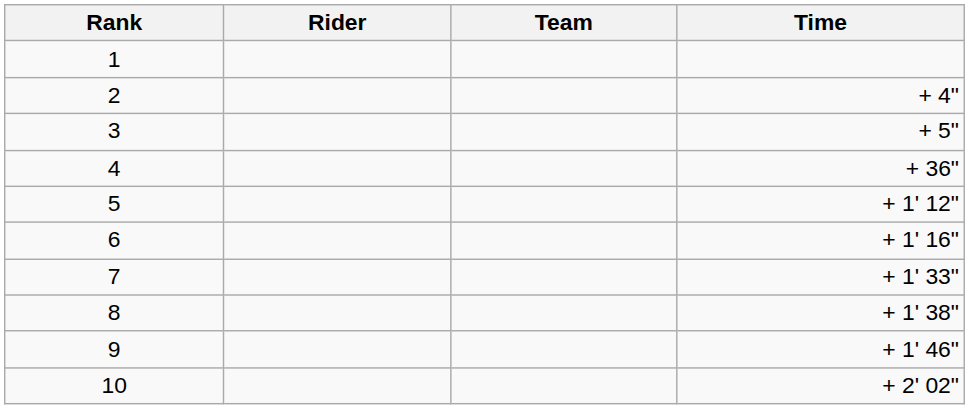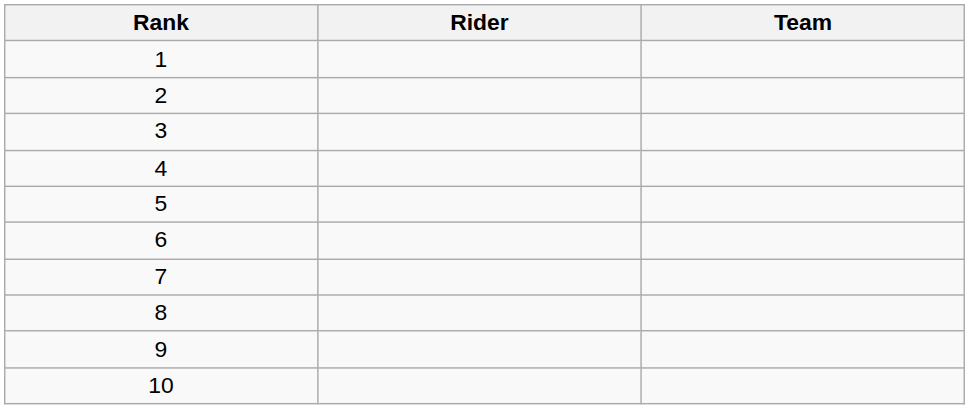- column: (821, 22)
